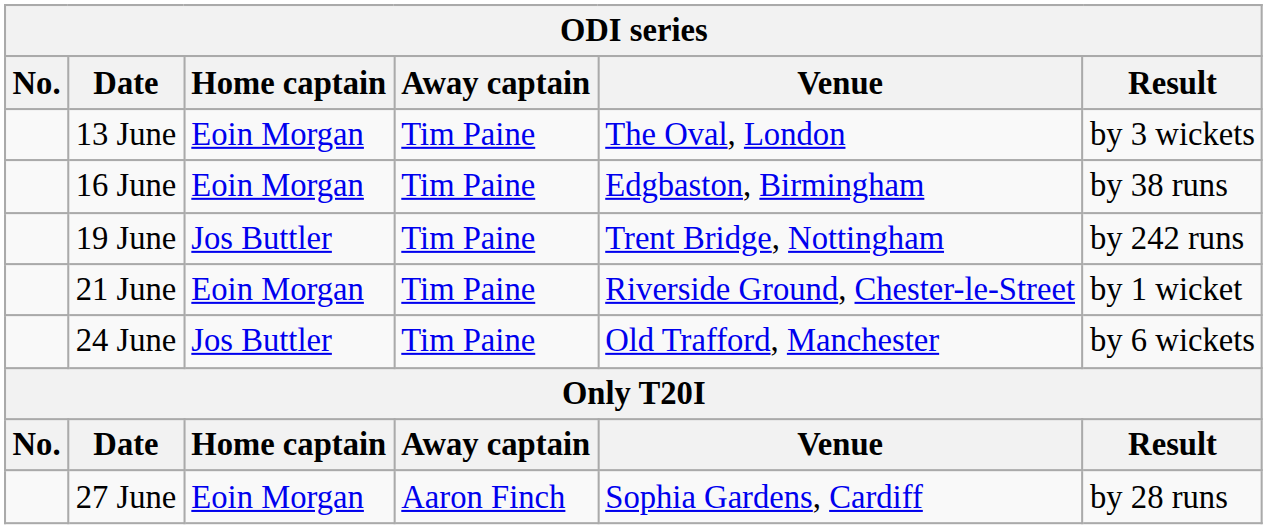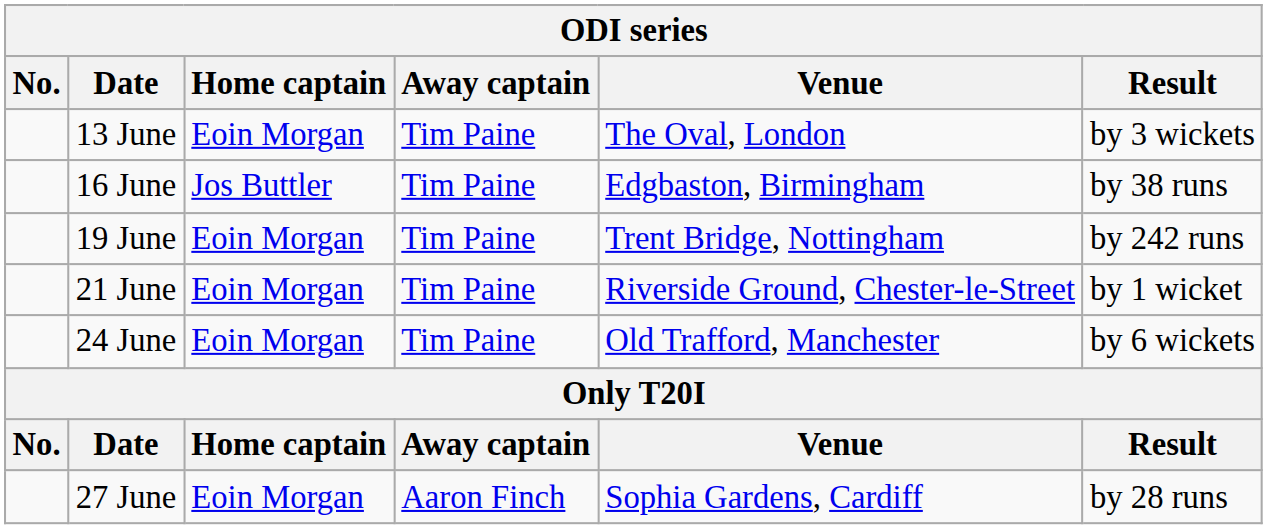(278, 185) Eoin Morgan -> (262, 185) Jos Buttler
(262, 237) Jos Buttler -> (278, 237) Eoin Morgan
(262, 340) Jos Buttler -> (278, 340) Eoin Morgan
